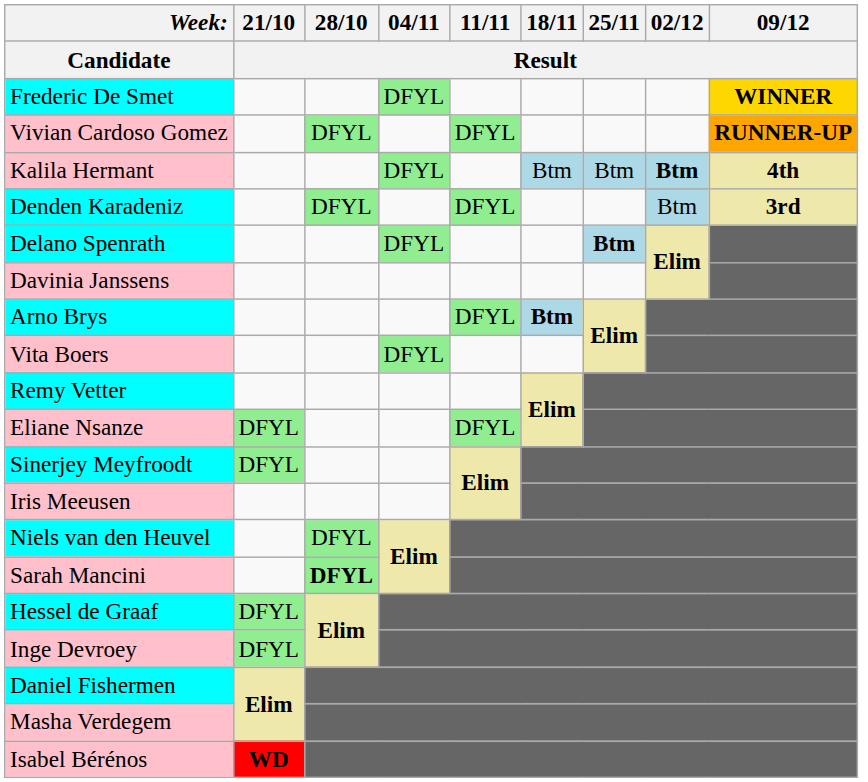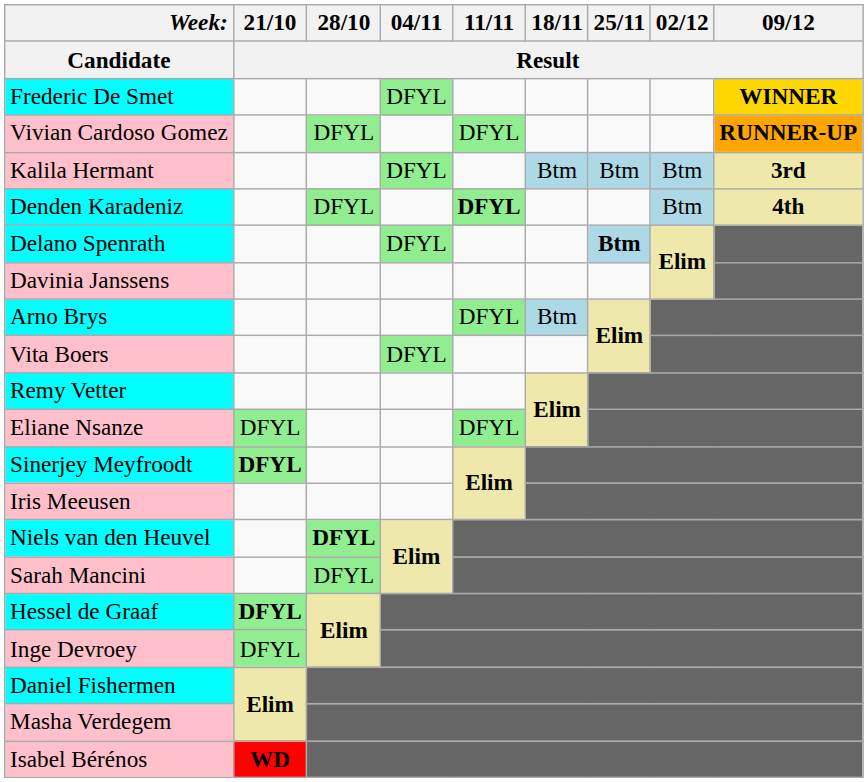(677, 170) bold -> (682, 170) normal
(783, 170) 4th -> (788, 170) 3rd
(485, 206) normal -> (489, 206) bold
(783, 206) 3rd -> (788, 206) 4th
(552, 317) bold -> (557, 317) normal
(269, 464) normal -> (270, 464) bold
(341, 538) normal -> (344, 538) bold
(341, 574) bold -> (344, 574) normal
(269, 611) normal -> (270, 611) bold
